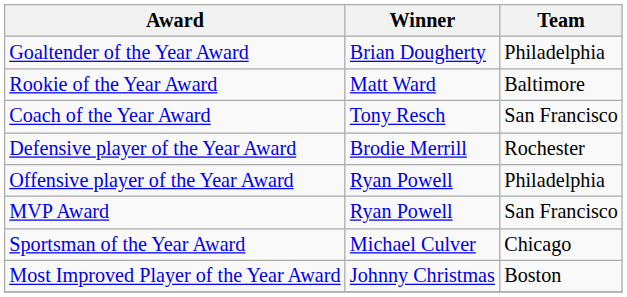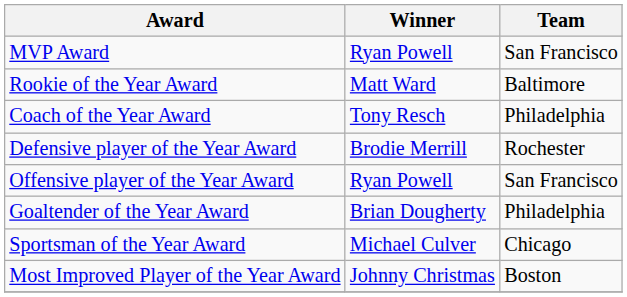rows swapped: (59, 212) <-> (129, 52)
(561, 116) San Francisco -> (555, 116) Philadelphia
(555, 180) Philadelphia -> (561, 180) San Francisco
